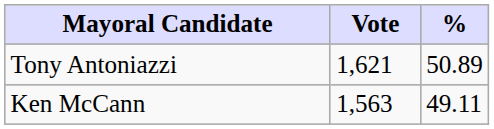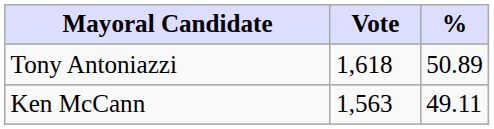(364, 64) 1,621 -> (364, 64) 1,618
